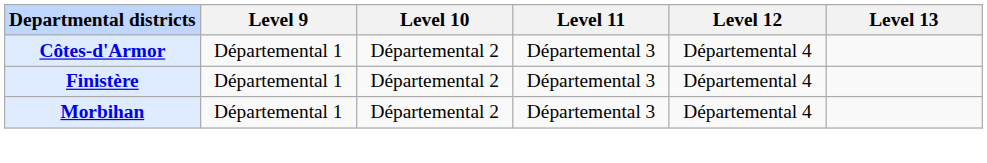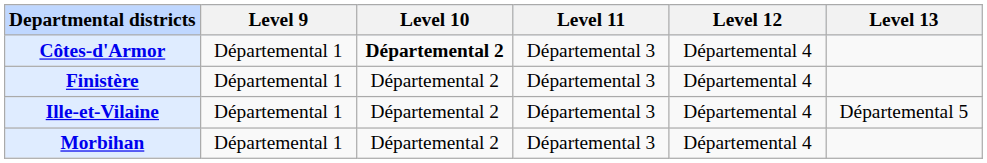(435, 50) normal -> (435, 50) bold
+ row: (102, 111)
